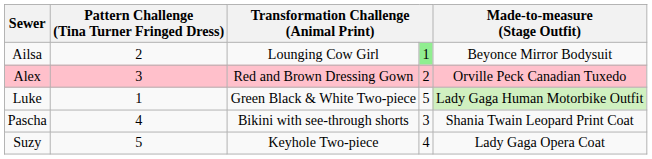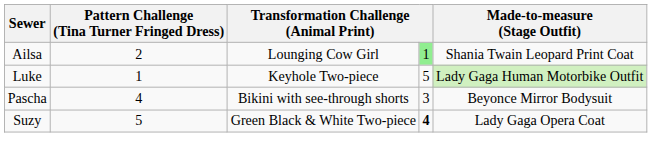(540, 53) Beyonce Mirror Bodysuit -> (540, 53) Shania Twain Leopard Print Coat
- row: (27, 76)
(323, 98) Green Black & White Two-piece -> (323, 76) Keyhole Two-piece
(540, 120) Shania Twain Leopard Print Coat -> (540, 98) Beyonce Mirror Bodysuit
(323, 143) Keyhole Two-piece -> (323, 120) Green Black & White Two-piece
(426, 143) normal -> (426, 120) bold
